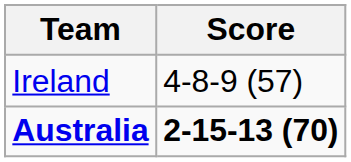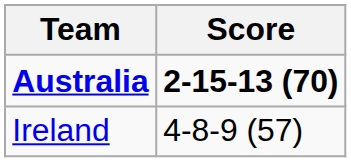rows swapped: (61, 80) <-> (80, 130)
